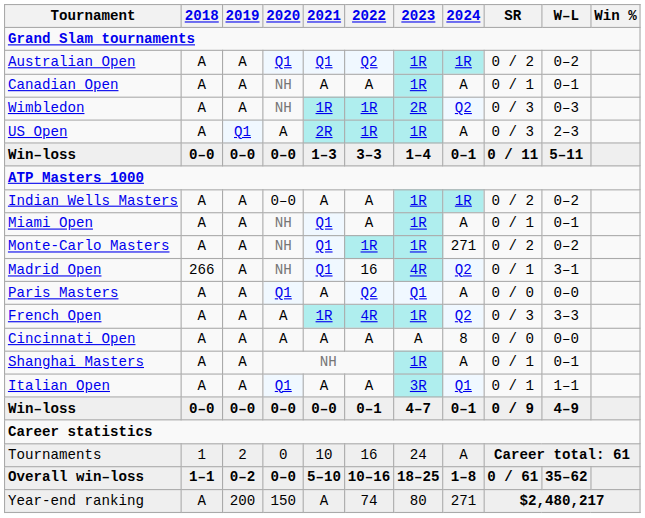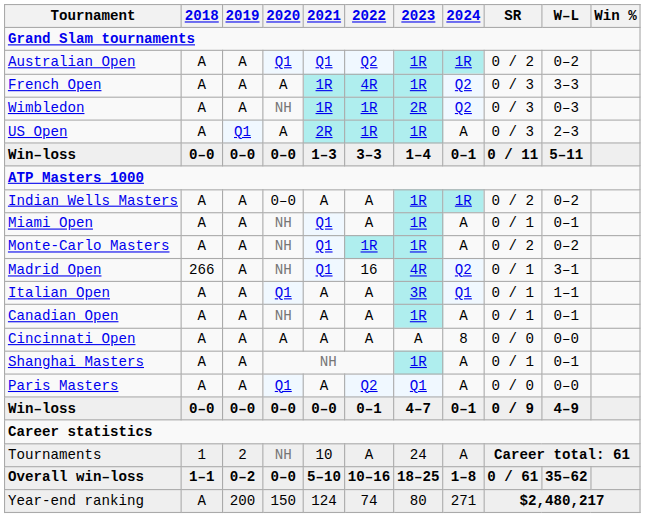rows swapped: (55, 316) <-> (63, 85)
(463, 247) 271 -> (463, 247) A
rows swapped: (59, 386) <-> (63, 293)
(283, 455) 0 -> (283, 455) NH
(369, 455) 16 -> (369, 455) A
(324, 501) A -> (324, 501) 124
